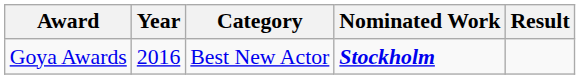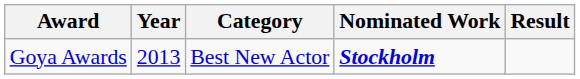(159, 56) 2016 -> (159, 56) 2013
